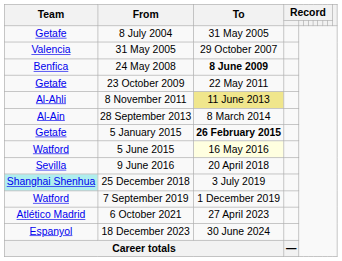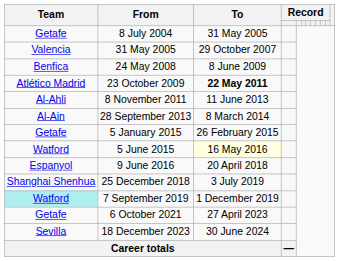(239, 67) bold -> (237, 67) normal
(51, 83) Getafe -> (51, 83) Atlético Madrid
(239, 83) normal -> (237, 83) bold
(239, 100) khaki background -> (237, 100) no background
(239, 132) bold -> (237, 132) normal
(51, 165) Sevilla -> (51, 165) Espanyol
(51, 182) paleturquoise background -> (51, 182) no background
(51, 198) no background -> (51, 198) paleturquoise background
(51, 215) Atlético Madrid -> (51, 215) Getafe
(51, 231) Espanyol -> (51, 231) Sevilla
